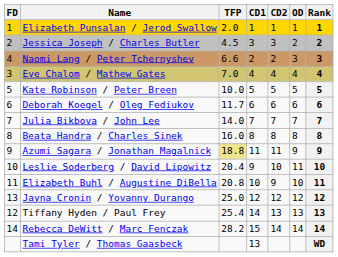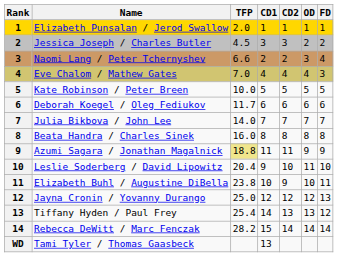columns swapped: (319, 12) <-> (12, 12)
(233, 182) 20.8 -> (244, 182) 23.8
